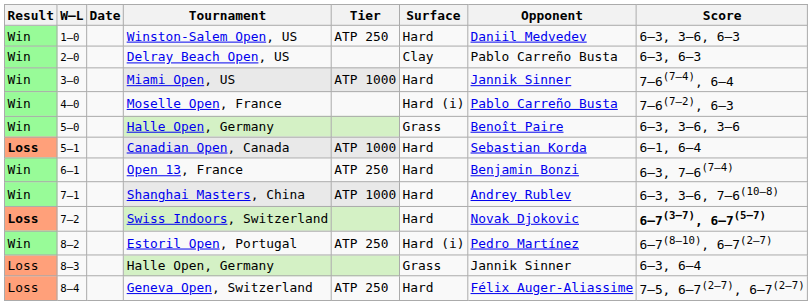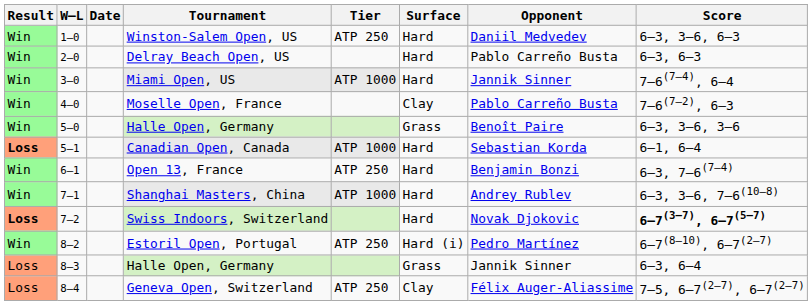(418, 57) Clay -> (418, 57) Hard
(433, 104) Hard (i) -> (418, 104) Clay
(418, 288) Hard -> (418, 288) Clay
